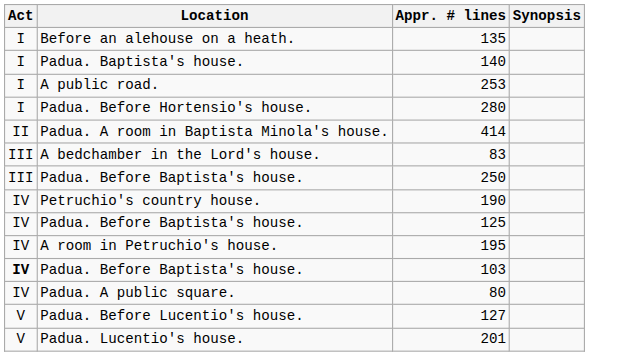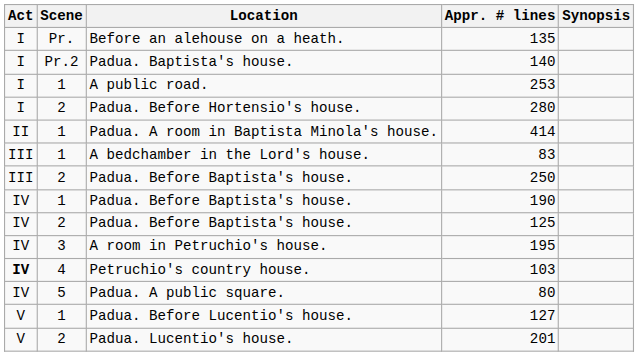+ column: (61, 16)
(151, 201) Petruchio's country house. -> (221, 201) Padua. Before Baptista's house.
(172, 270) Padua. Before Baptista's house. -> (200, 270) Petruchio's country house.
